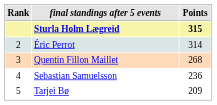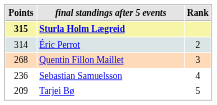columns swapped: (18, 12) <-> (195, 12)
